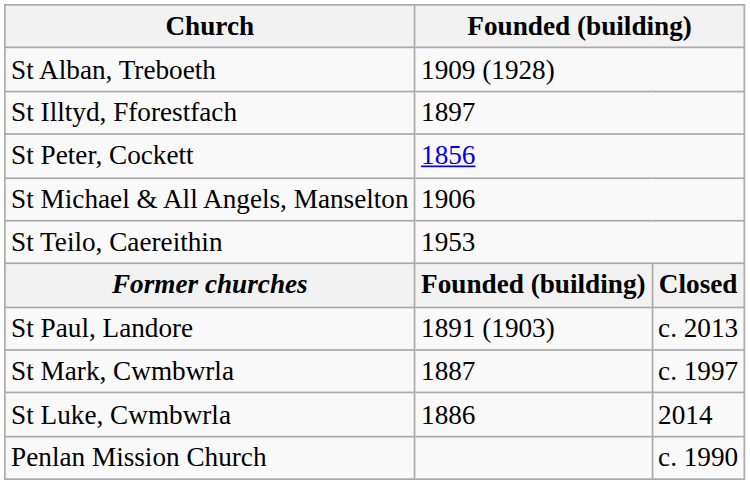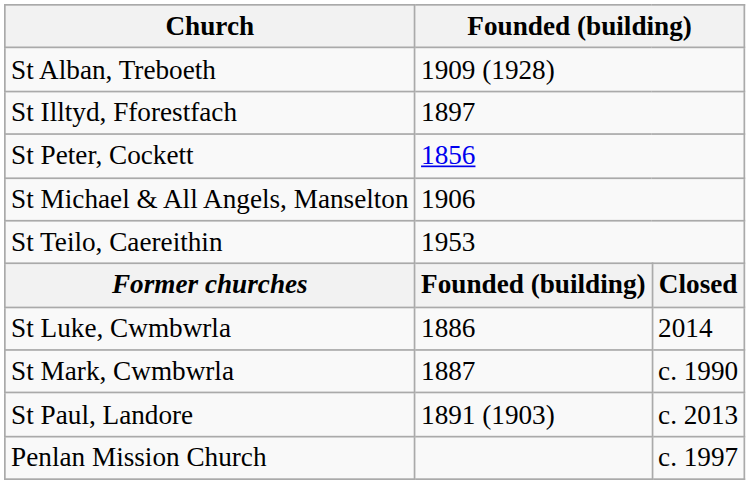rows swapped: (121, 414) <-> (102, 328)
(698, 371) c. 1997 -> (698, 371) c. 1990
(698, 457) c. 1990 -> (698, 457) c. 1997
